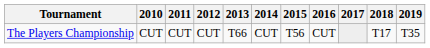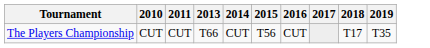- column: (209, 14)
